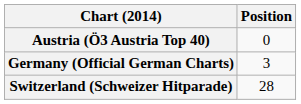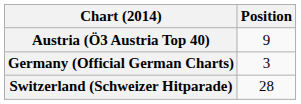(266, 39) 0 -> (266, 39) 9
